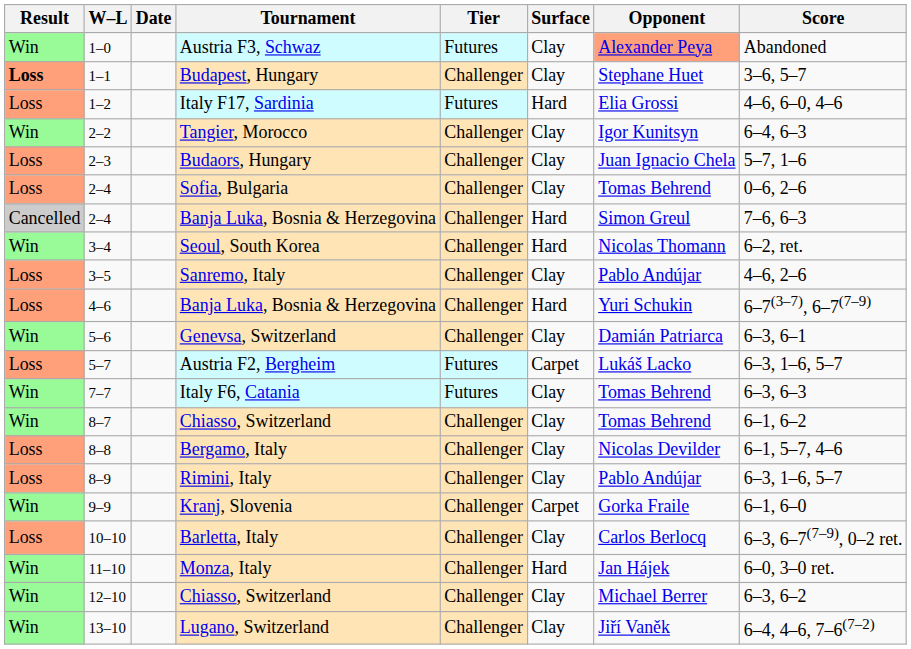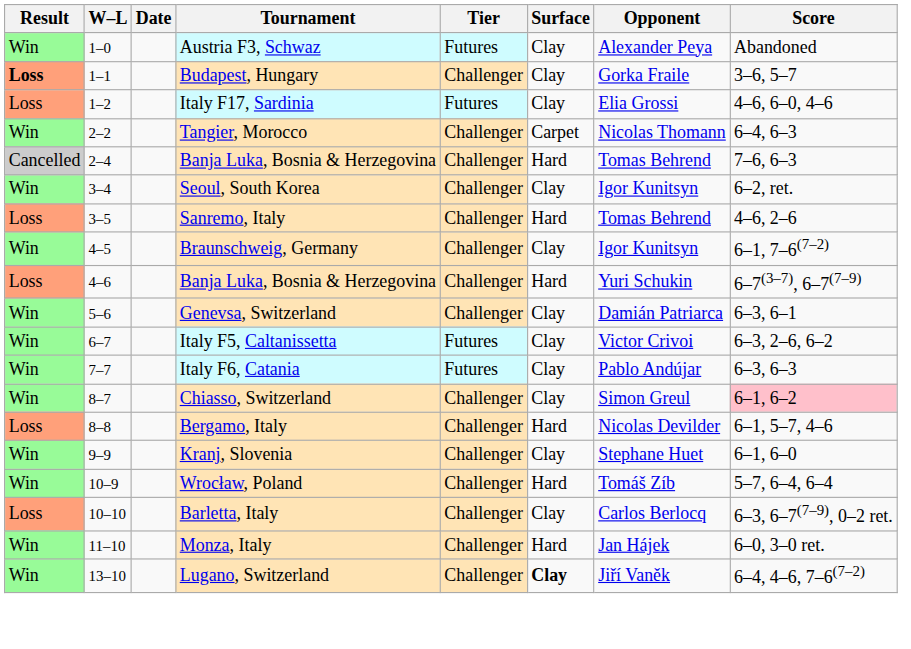(655, 47) lightsalmon background -> (655, 47) no background
(651, 75) Stephane Huet -> (644, 75) Gorka Fraile
(549, 103) Hard -> (548, 103) Clay
(548, 132) Clay -> (555, 132) Carpet
(648, 132) Igor Kunitsyn -> (662, 132) Nicolas Thomann
- row: (100, 161)
- row: (100, 190)
(644, 217) Simon Greul -> (655, 160) Tomas Behrend
(549, 246) Hard -> (548, 189) Clay
(662, 246) Nicolas Thomann -> (648, 189) Igor Kunitsyn
(548, 274) Clay -> (549, 217) Hard
(650, 274) Pablo Andújar -> (655, 217) Tomas Behrend
+ row: (100, 249)
- row: (100, 365)
+ row: (100, 342)
(655, 393) Tomas Behrend -> (650, 369) Pablo Andújar
(655, 421) Tomas Behrend -> (644, 397) Simon Greul
(775, 421) no background -> (765, 397) pink background
(548, 449) Clay -> (549, 426) Hard
- row: (100, 479)
(555, 506) Carpet -> (548, 454) Clay
(644, 506) Gorka Fraile -> (651, 454) Stephane Huet
+ row: (104, 484)
- row: (107, 597)
(548, 627) normal -> (549, 575) bold
